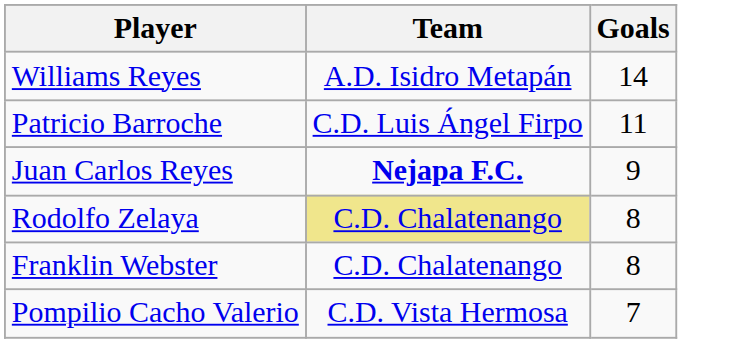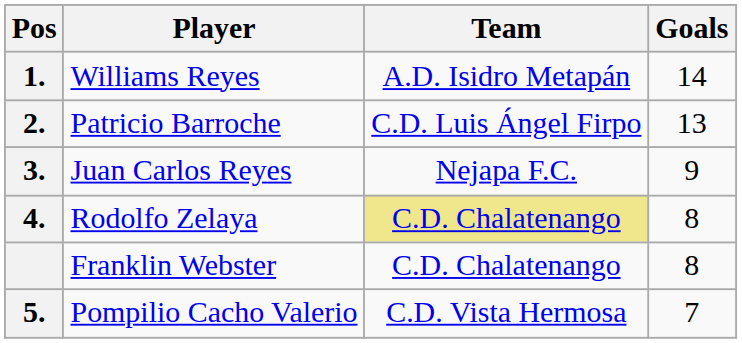+ column: (34, 28)
(633, 123) 11 -> (692, 123) 13
(448, 170) bold -> (506, 170) normal
